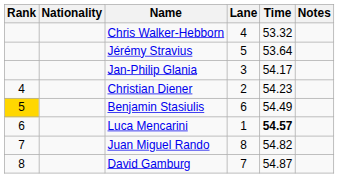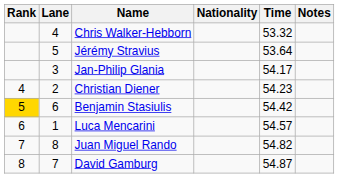columns swapped: (243, 13) <-> (72, 13)
(278, 107) 54.49 -> (278, 107) 54.42
(278, 126) bold -> (278, 126) normal
